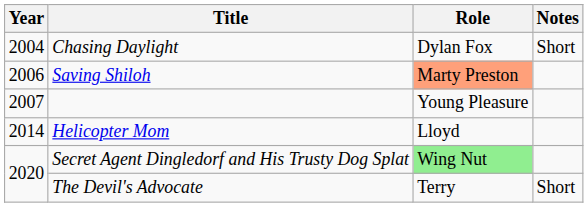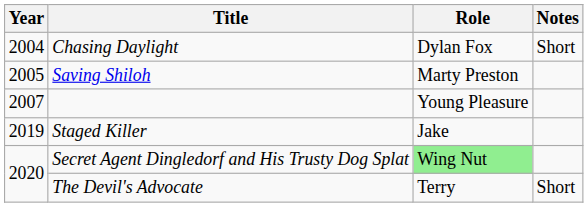(26, 74) 2006 -> (26, 74) 2005
(468, 74) lightsalmon background -> (468, 74) no background
- row: (111, 131)
+ row: (99, 131)
